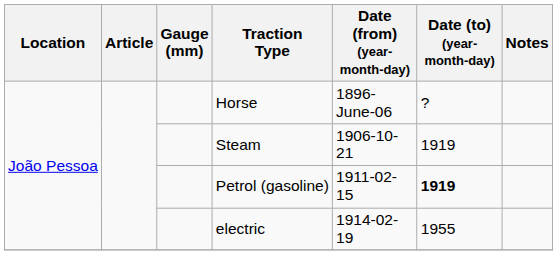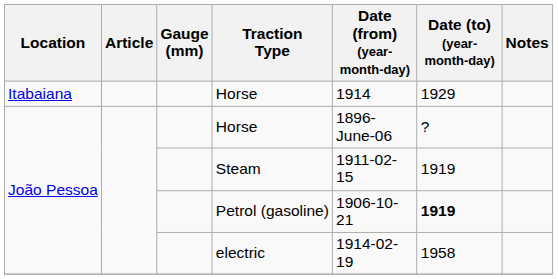+ row: (40, 93)
(367, 144) 1906-10-21 -> (367, 169) 1911-02-15
(367, 186) 1911-02-15 -> (367, 211) 1906-10-21
(438, 228) 1955 -> (438, 253) 1958
